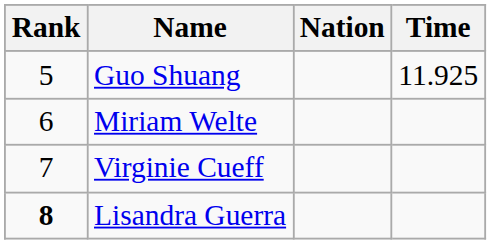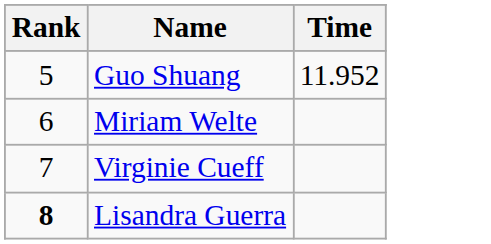- column: (342, 27)
(438, 74) 11.925 -> (340, 74) 11.952
